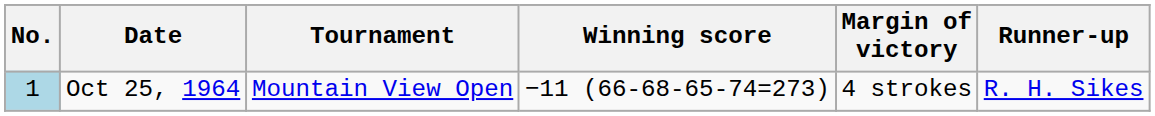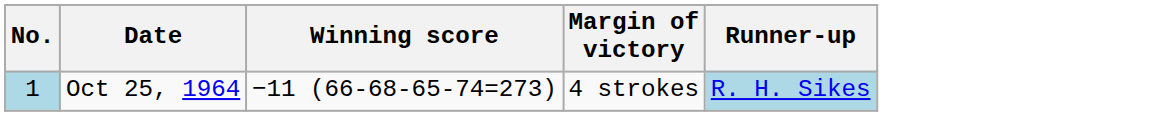- column: (383, 39)
(1064, 91) no background -> (791, 91) lightblue background
